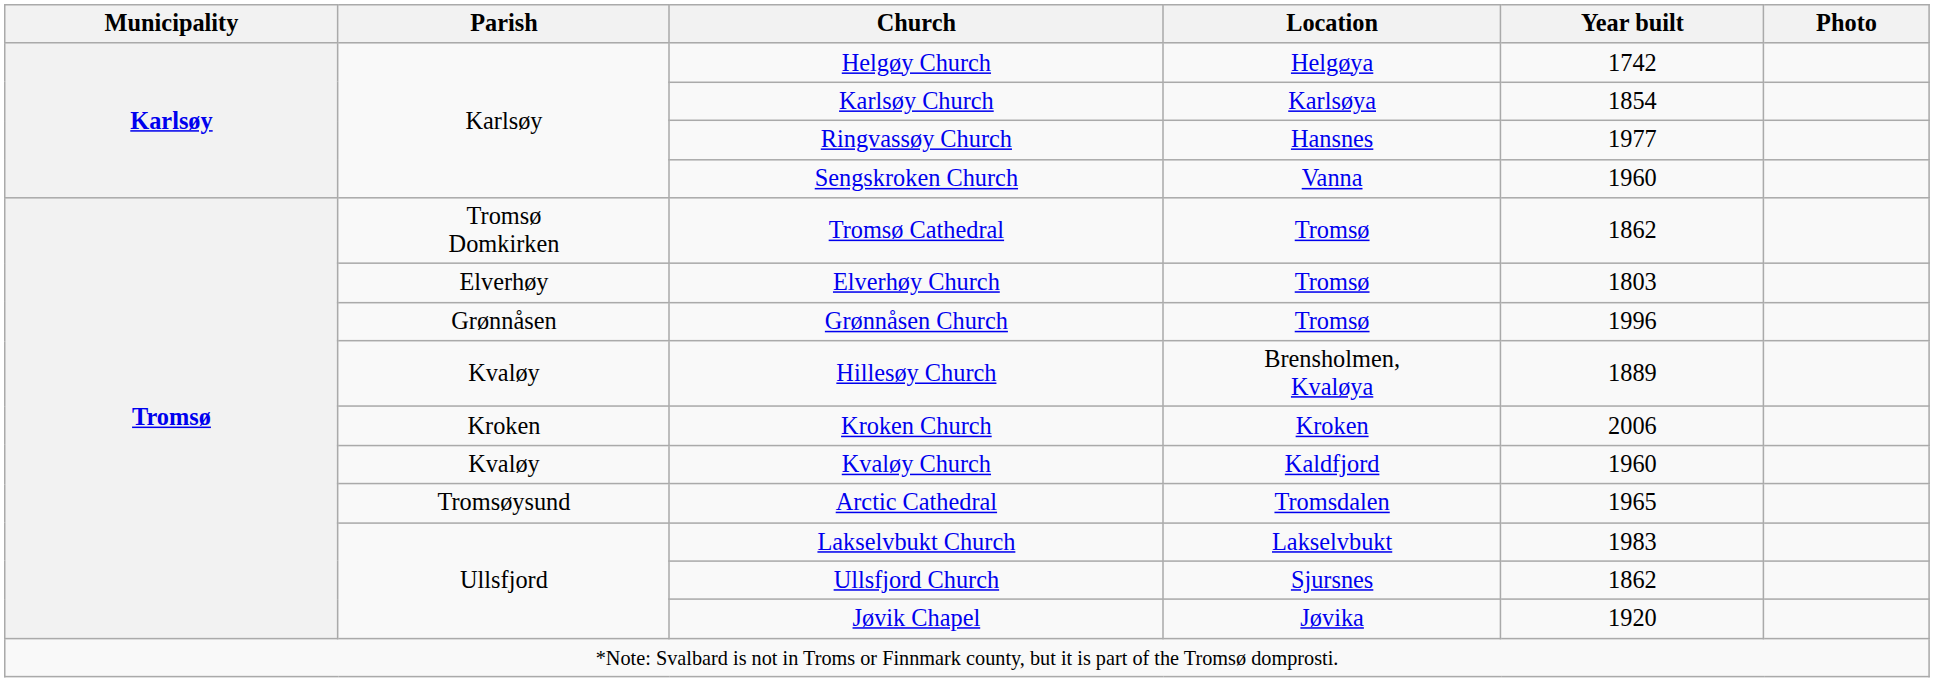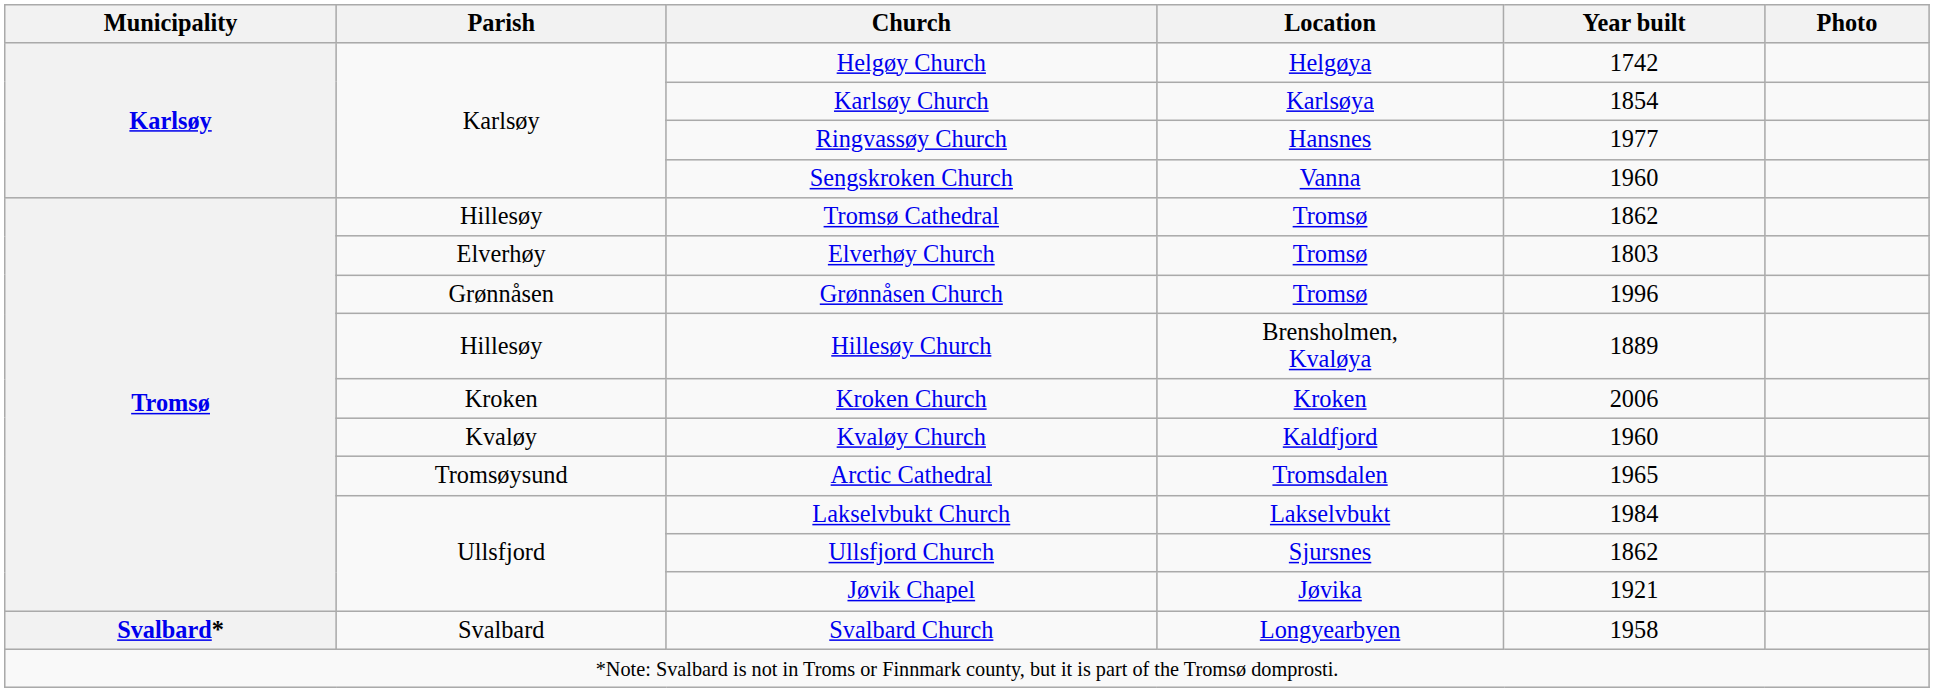(504, 230) Tromsø Domkirken -> (501, 216) Hillesøy
(504, 373) Kvaløy -> (501, 346) Hillesøy
(1632, 541) 1983 -> (1634, 513) 1984
(1632, 618) 1920 -> (1634, 591) 1921
+ row: (911, 629)
